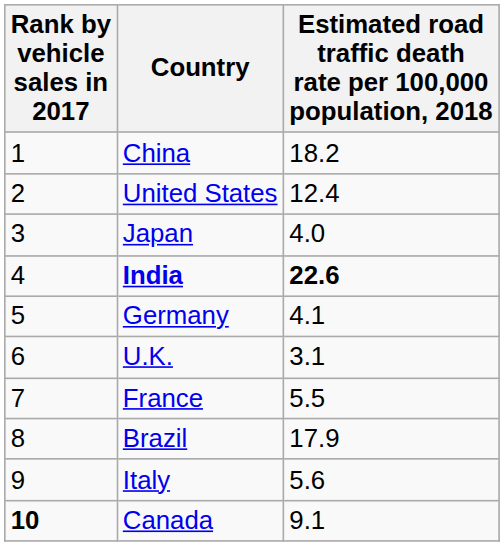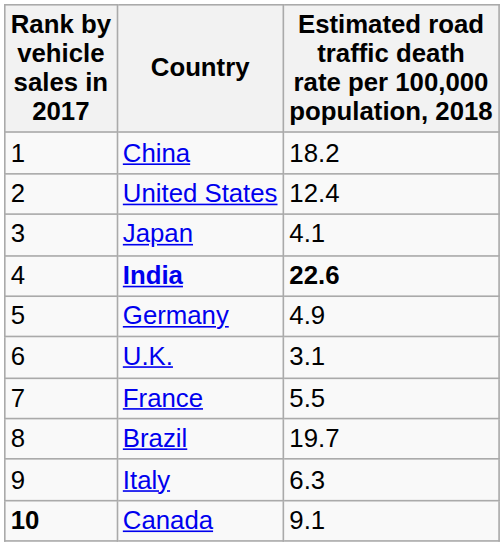(307, 234) 4.0 -> (307, 234) 4.1
(307, 316) 4.1 -> (307, 316) 4.9
(314, 438) 17.9 -> (314, 438) 19.7
(307, 479) 5.6 -> (307, 479) 6.3
